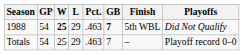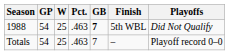- column: (76, 12)
(62, 27) bold -> (62, 27) normal
